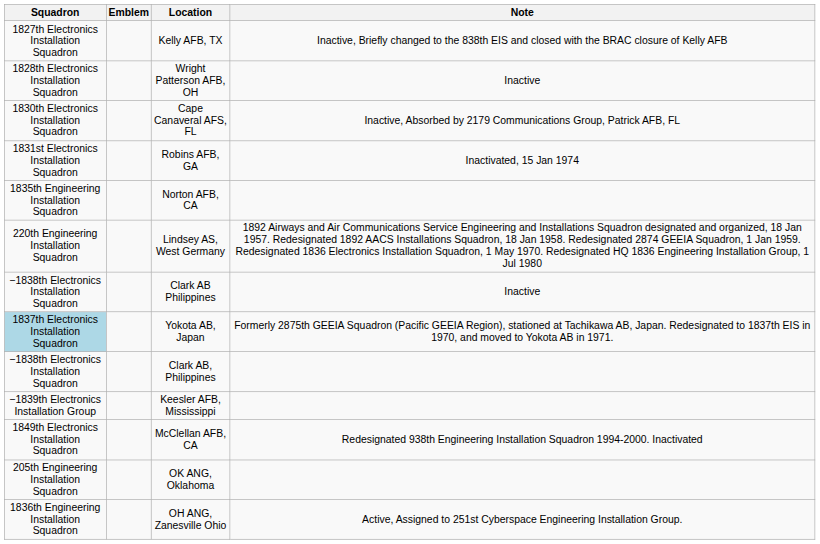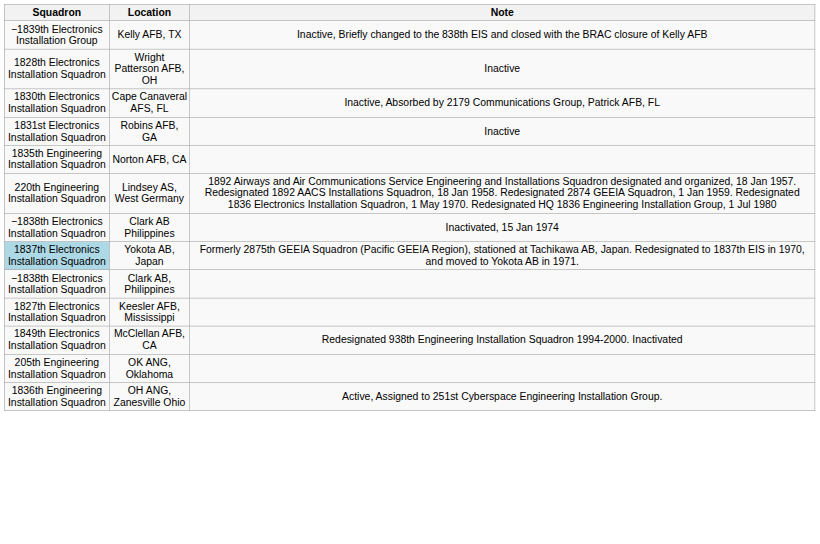- column: (129, 12)
(55, 40) 1827th Electronics Installation Squadron -> (57, 35) −1839th Electronics Installation Group
(522, 160) Inactivated, 15 Jan 1974 -> (502, 131) Inactive
(522, 292) Inactive -> (502, 227) Inactivated, 15 Jan 1974
(55, 405) −1839th Electronics Installation Group -> (57, 312) 1827th Electronics Installation Squadron
